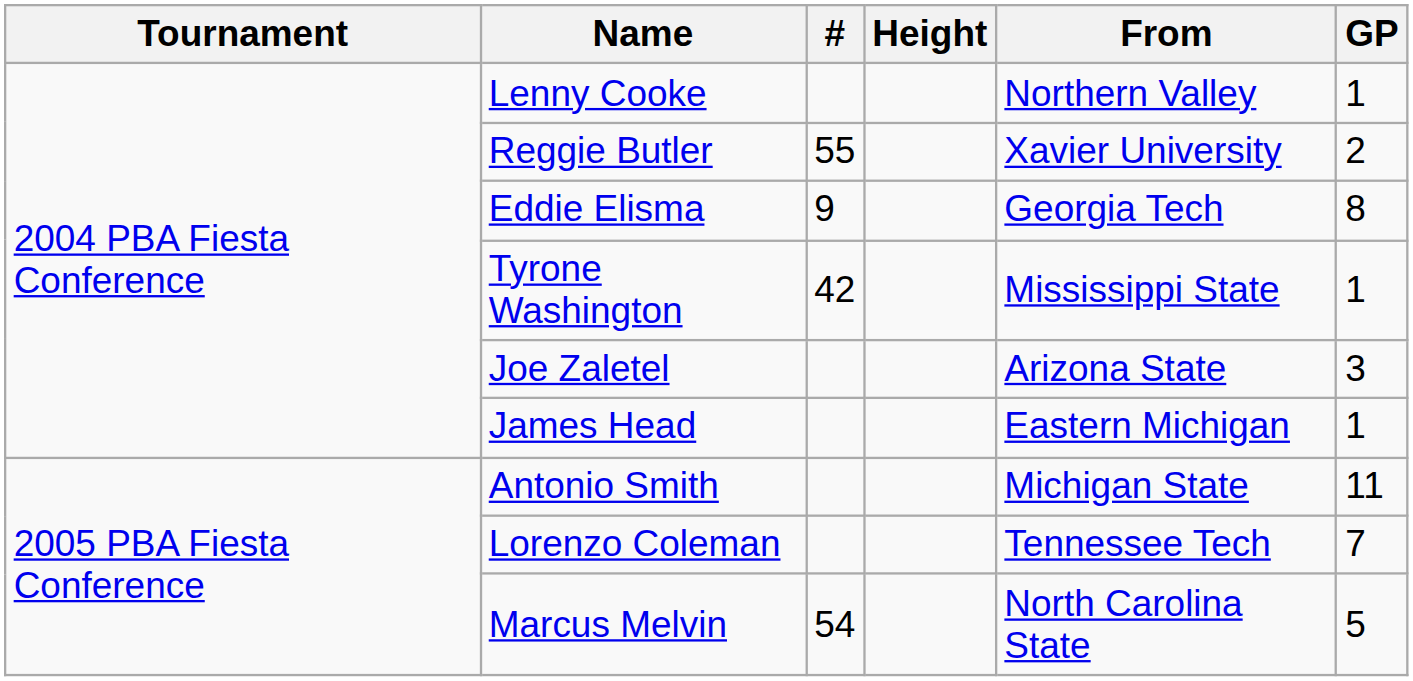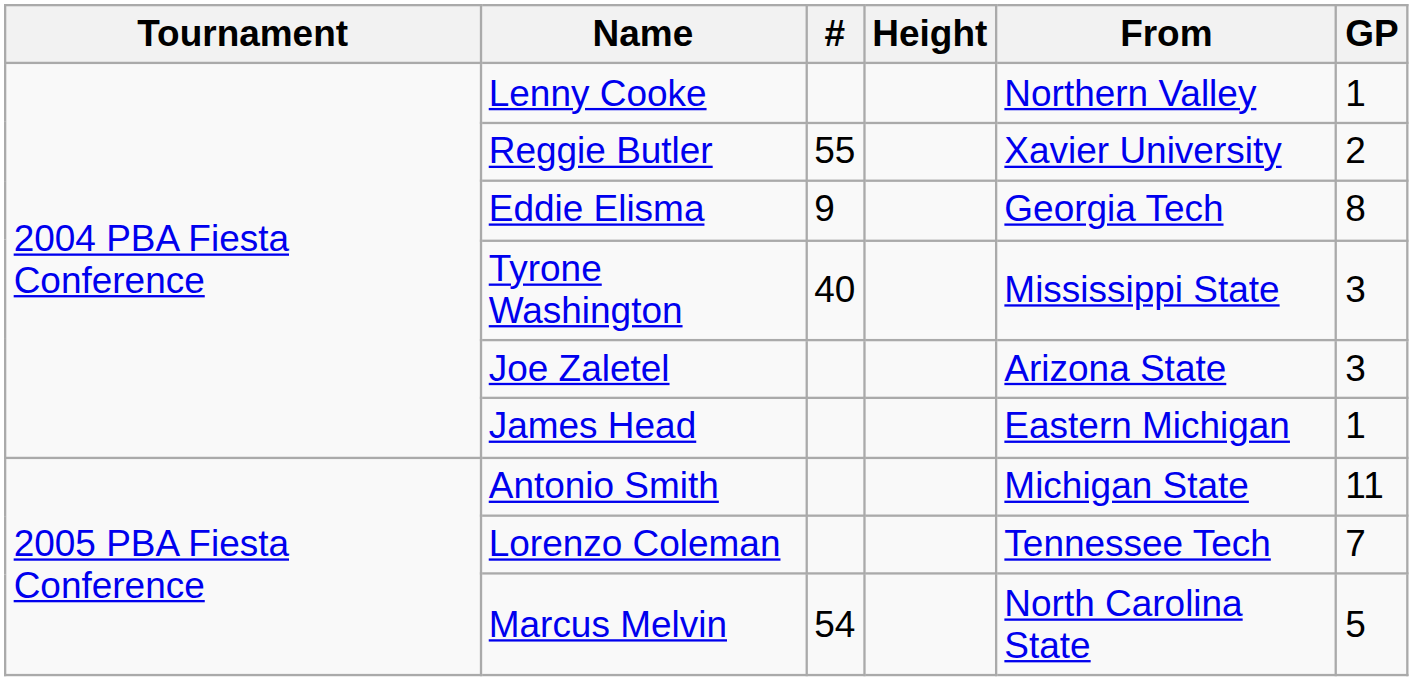(835, 289) 42 -> (835, 289) 40
(1356, 289) 1 -> (1356, 289) 3
